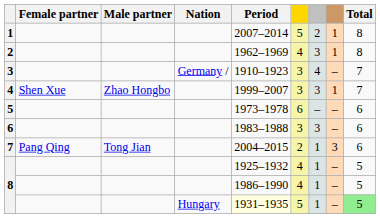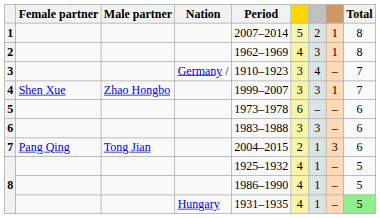(261, 204) lightyellow background -> (261, 204) no background
(300, 204) 5 -> (300, 204) 4
